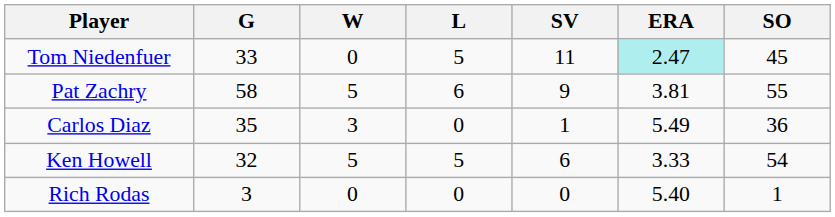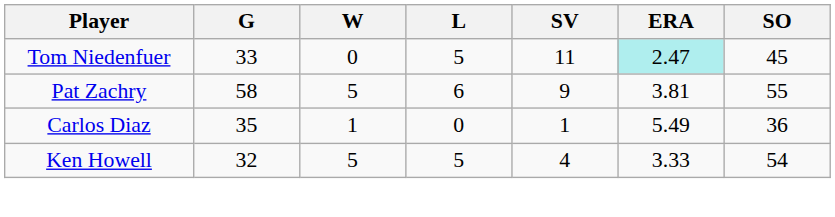(353, 125) 3 -> (353, 125) 1
(565, 159) 6 -> (565, 159) 4
- row: (99, 194)
